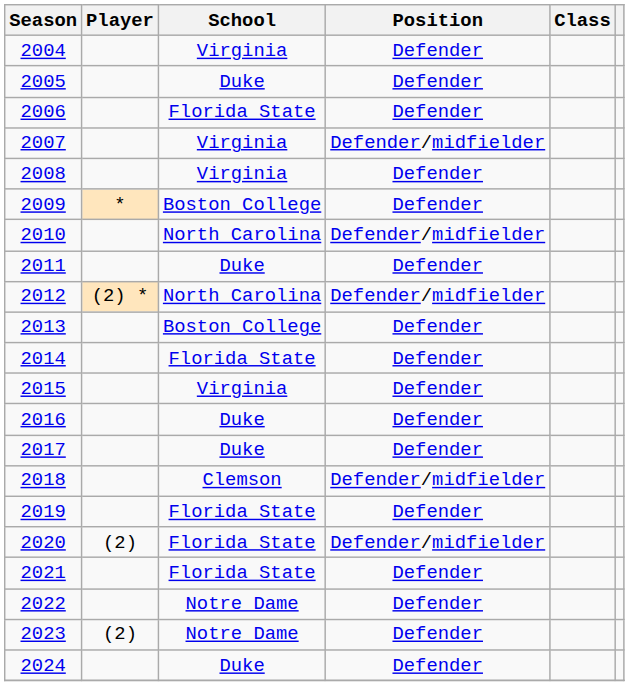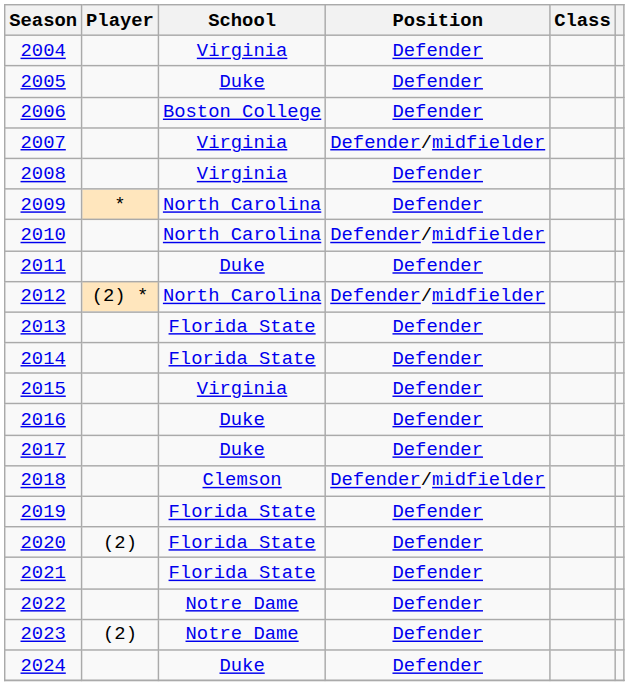(242, 112) Florida State -> (242, 112) Boston College
(242, 204) Boston College -> (242, 204) North Carolina
(242, 327) Boston College -> (242, 327) Florida State
(438, 542) Defender/midfielder -> (438, 542) Defender
